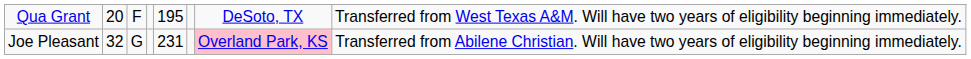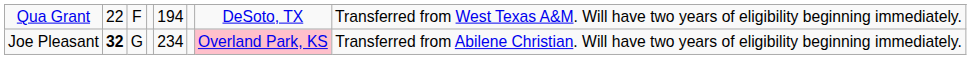(115, 16) 20 -> (115, 16) 22
(170, 16) 195 -> (170, 16) 194
(115, 41) normal -> (115, 41) bold
(170, 41) 231 -> (170, 41) 234
